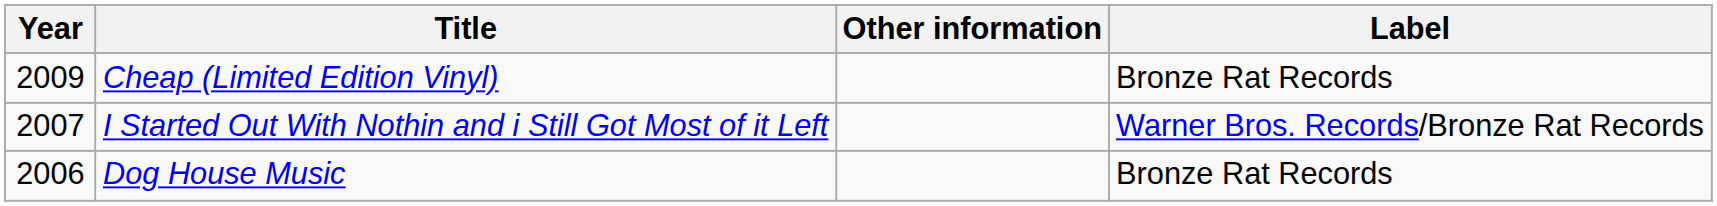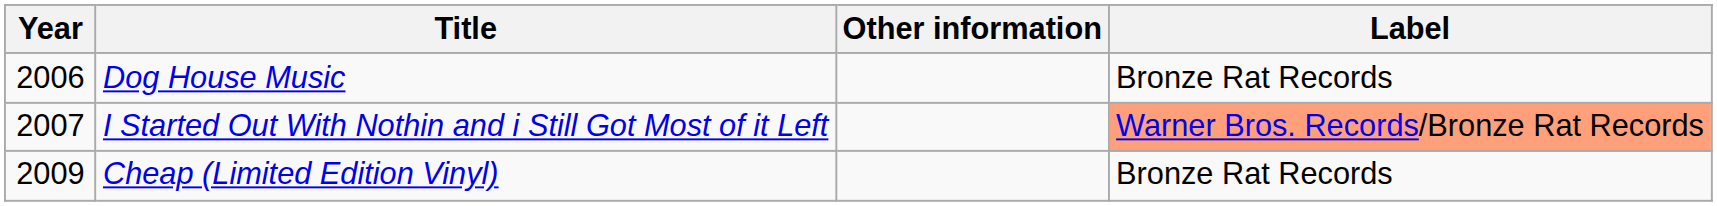rows swapped: (224, 175) <-> (301, 77)
(1410, 126) no background -> (1410, 126) lightsalmon background
